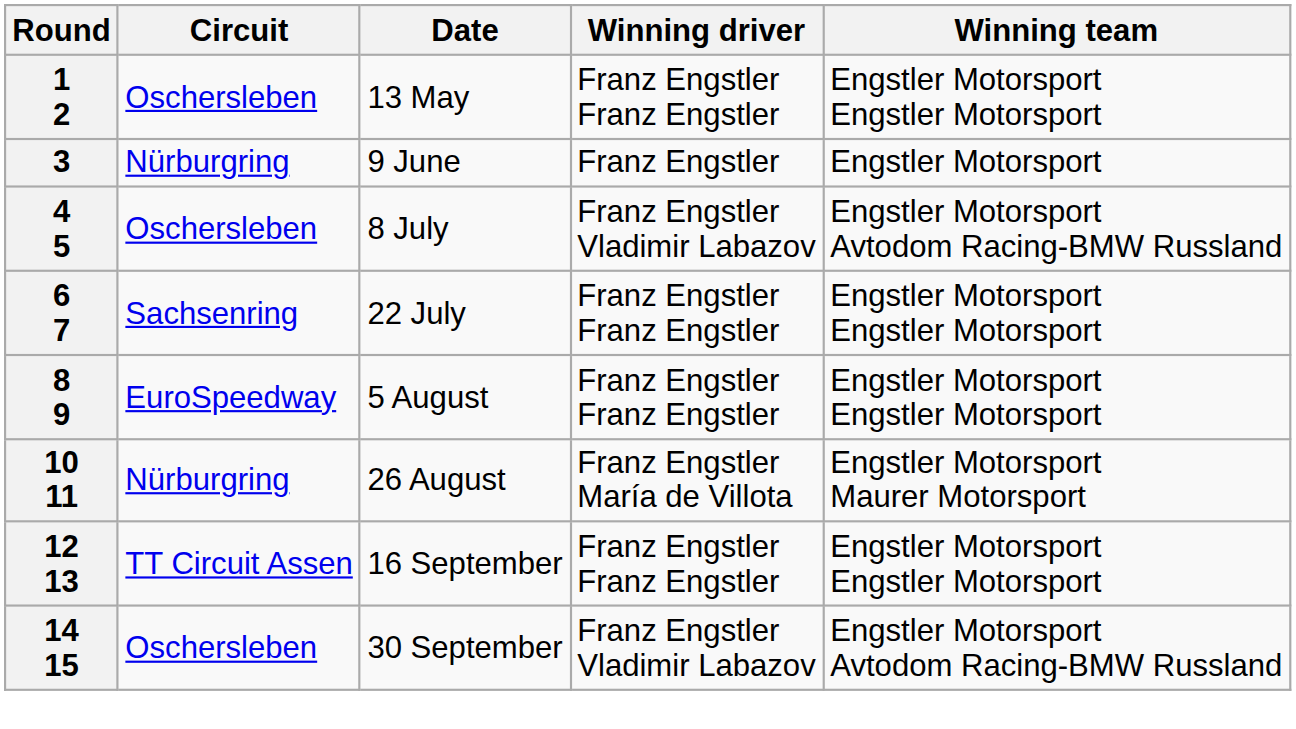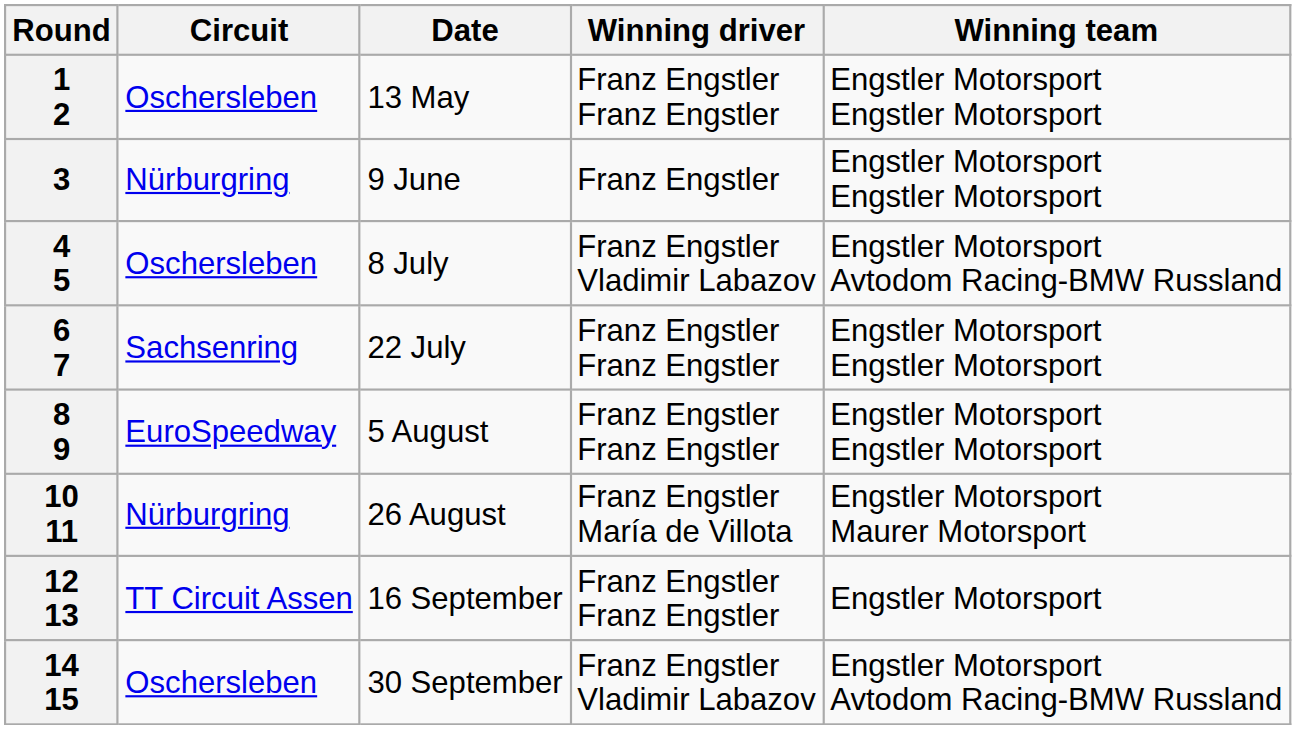(966, 163) Engstler Motorsport -> (966, 180) Engstler Motorsport Engstler Motorsport
(966, 564) Engstler Motorsport Engstler Motorsport -> (966, 599) Engstler Motorsport
